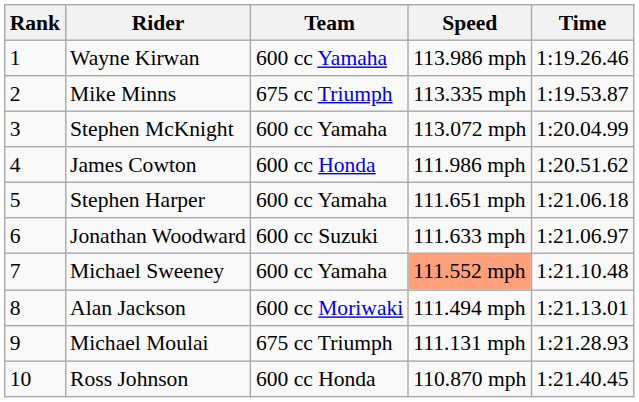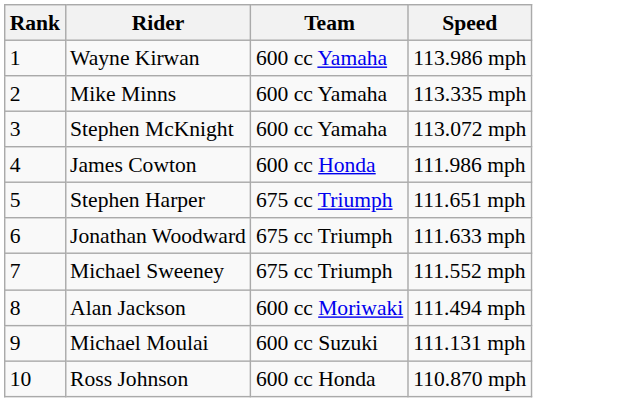- column: (582, 22)
(324, 93) 675 cc Triumph -> (322, 93) 600 cc Yamaha
(322, 200) 600 cc Yamaha -> (324, 200) 675 cc Triumph
(317, 236) 600 cc Suzuki -> (324, 236) 675 cc Triumph
(322, 271) 600 cc Yamaha -> (324, 271) 675 cc Triumph
(469, 271) lightsalmon background -> (469, 271) no background
(324, 342) 675 cc Triumph -> (317, 342) 600 cc Suzuki
